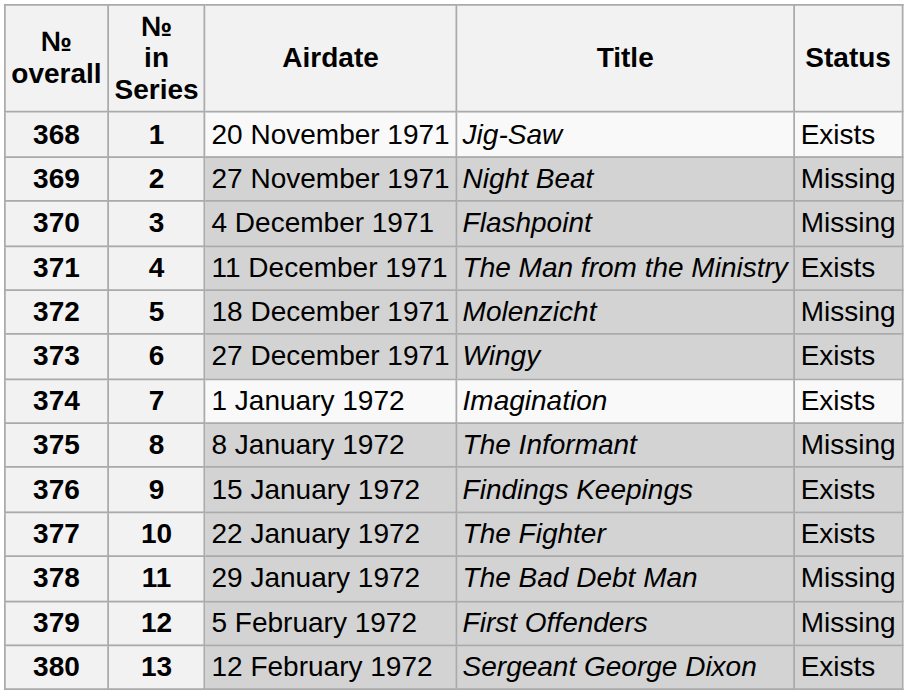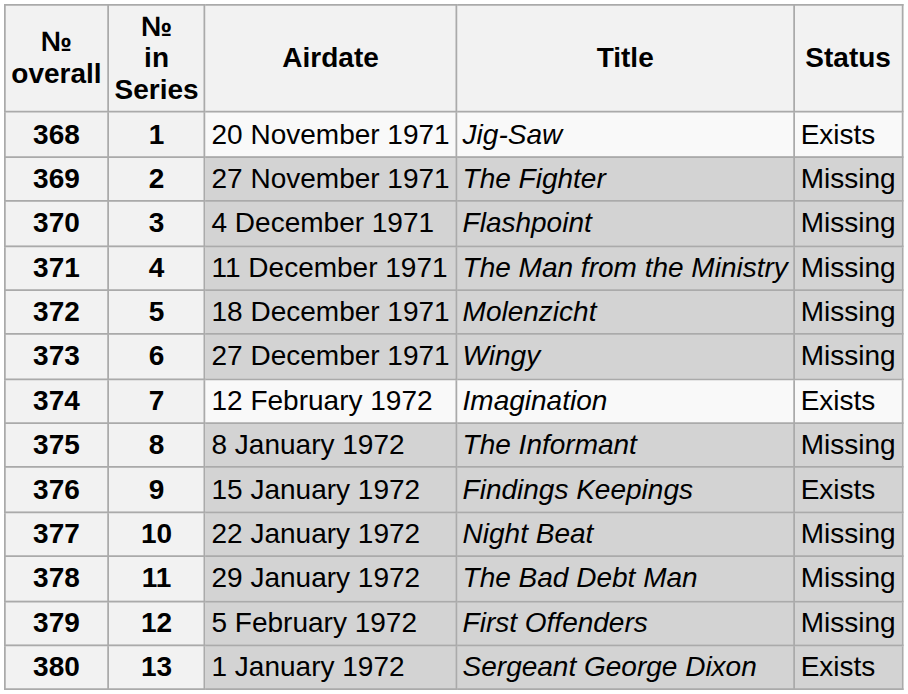(528, 178) Night Beat -> (534, 178) The Fighter
(838, 267) Exists -> (848, 267) Missing
(838, 356) Exists -> (848, 356) Missing
(308, 400) 1 January 1972 -> (322, 400) 12 February 1972
(534, 533) The Fighter -> (528, 533) Night Beat
(838, 533) Exists -> (848, 533) Missing
(322, 666) 12 February 1972 -> (308, 666) 1 January 1972
